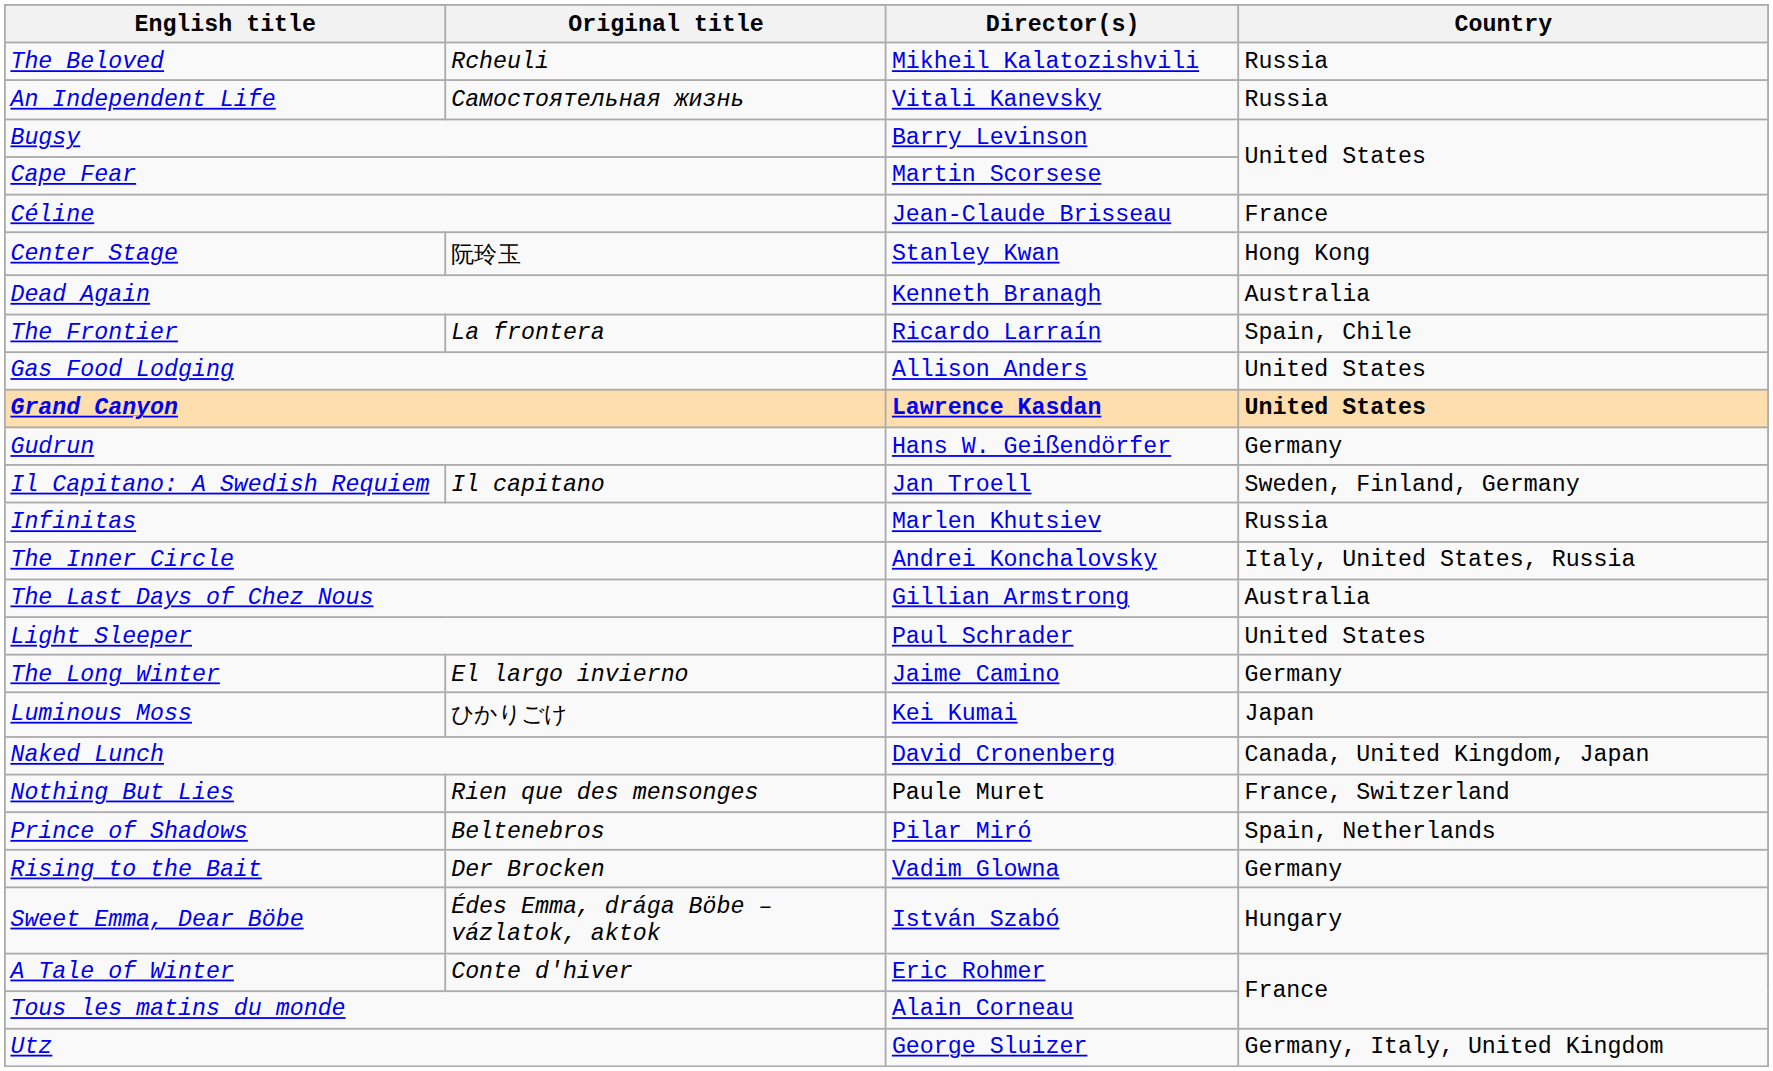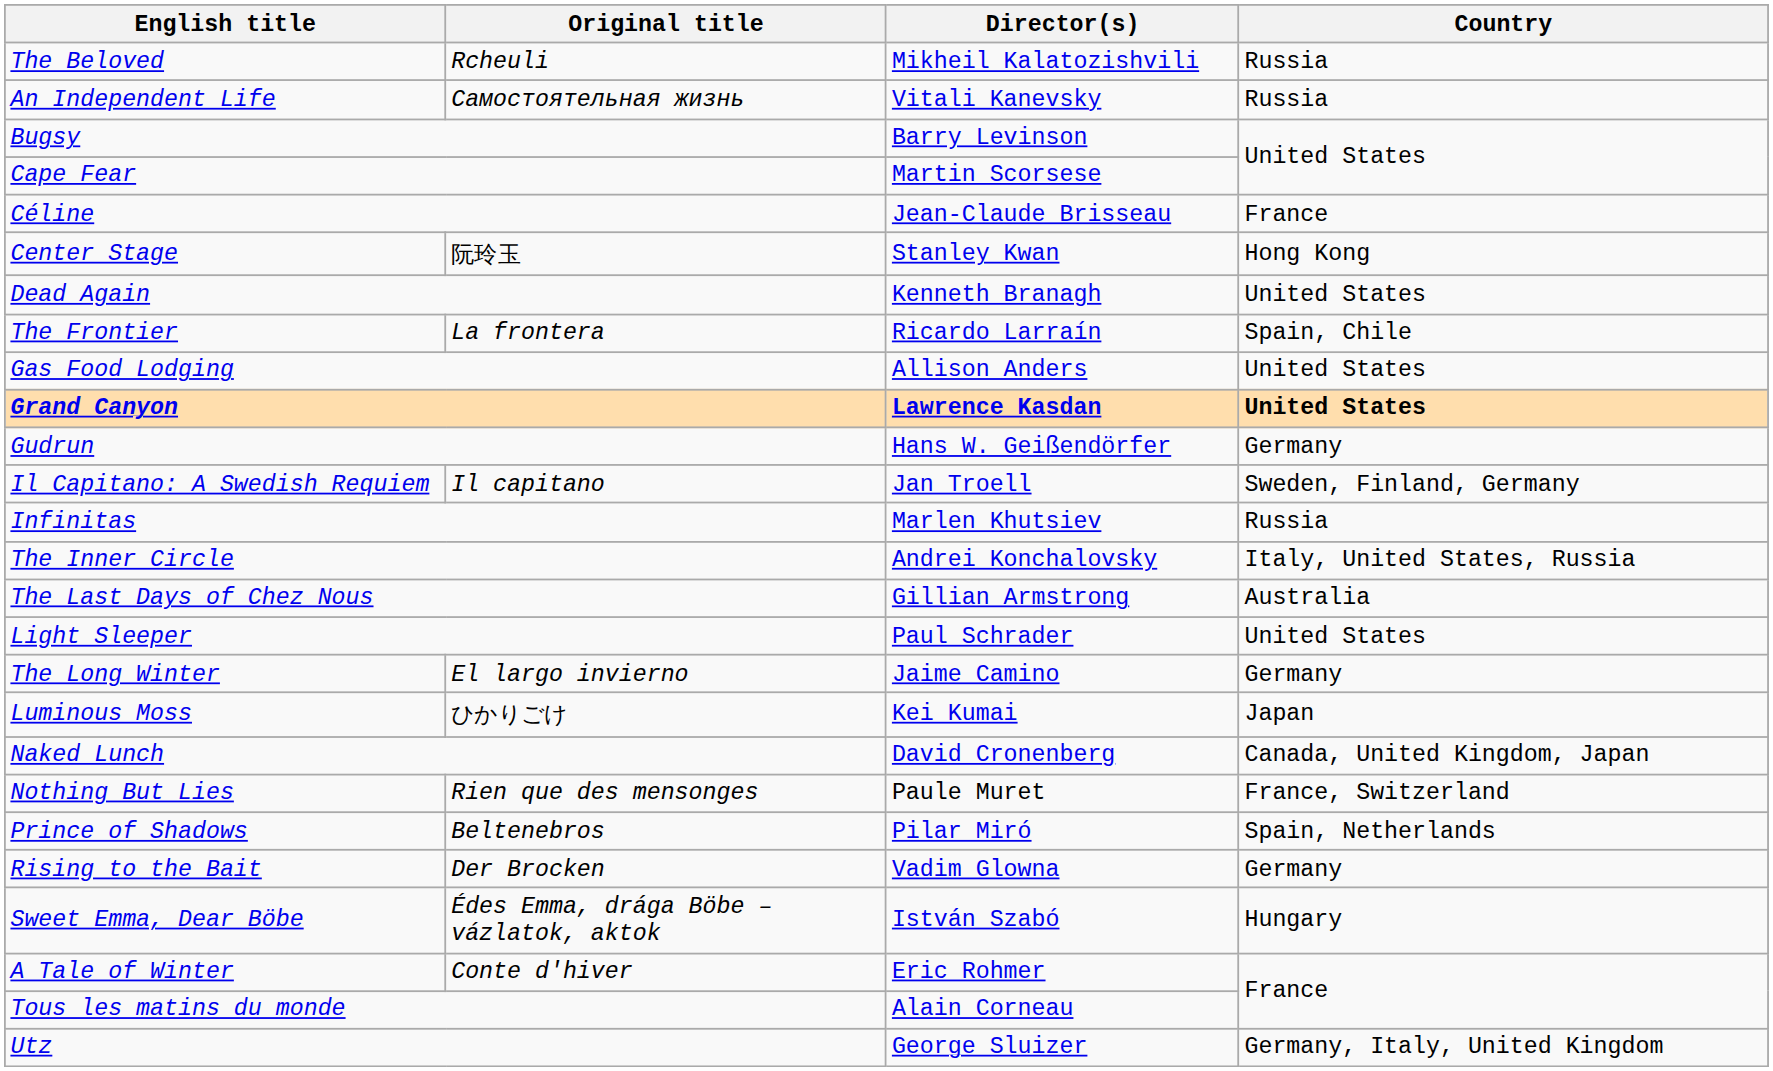(1307, 295) Australia -> (1335, 295) United States
